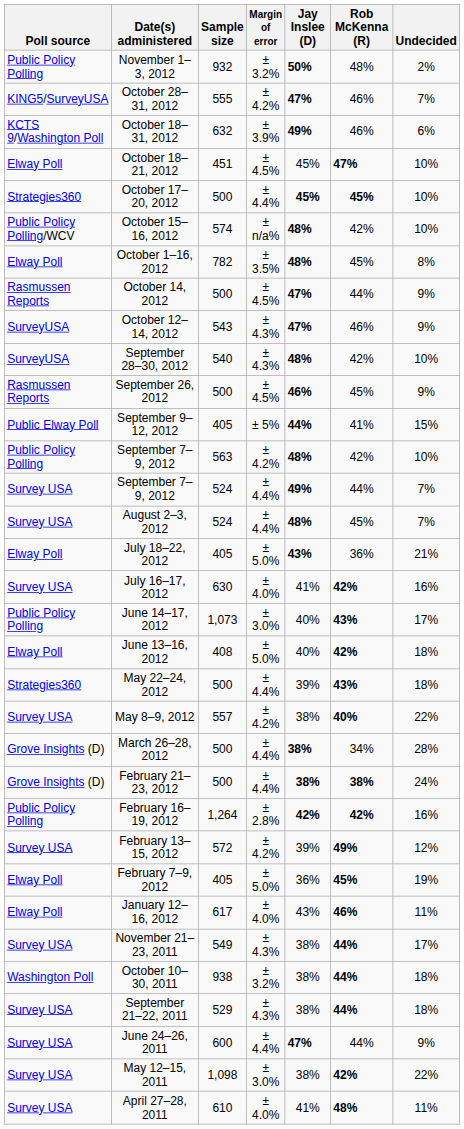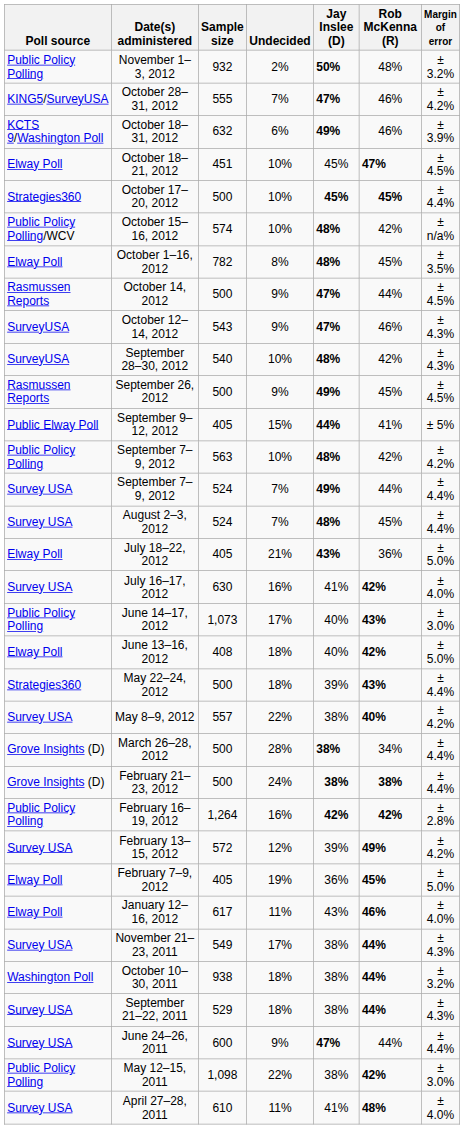columns swapped: (266, 28) <-> (426, 41)
(300, 392) 46% -> (328, 392) 49%
(40, 1075) Survey USA -> (41, 1075) Public Policy Polling
